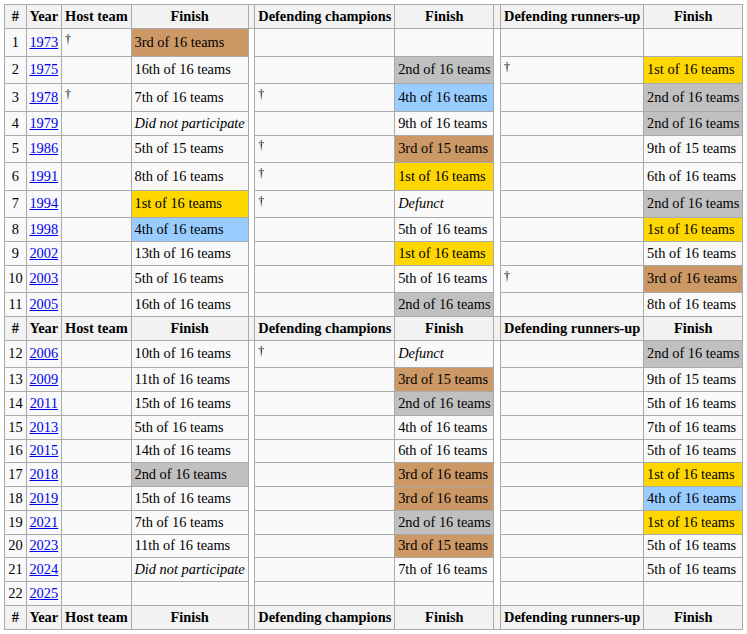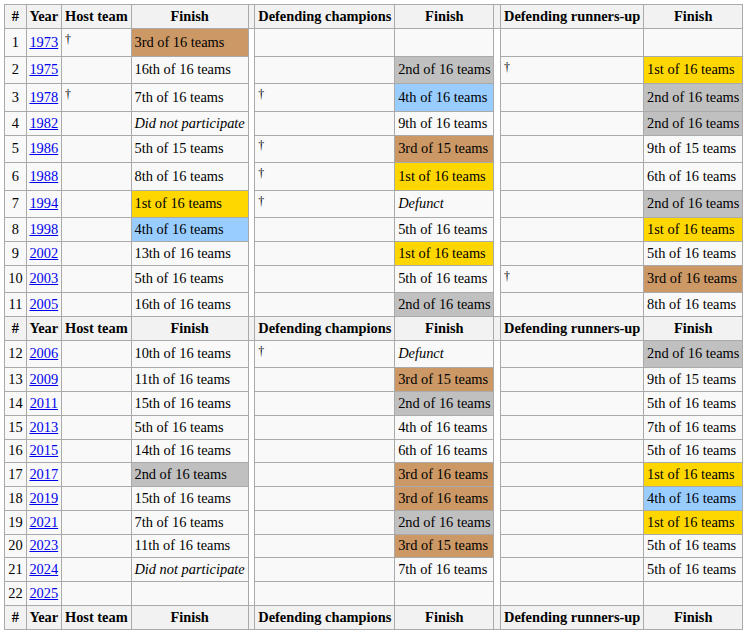(44, 123) 1979 -> (44, 123) 1982
(44, 176) 1991 -> (44, 176) 1988
(44, 474) 2018 -> (44, 474) 2017
